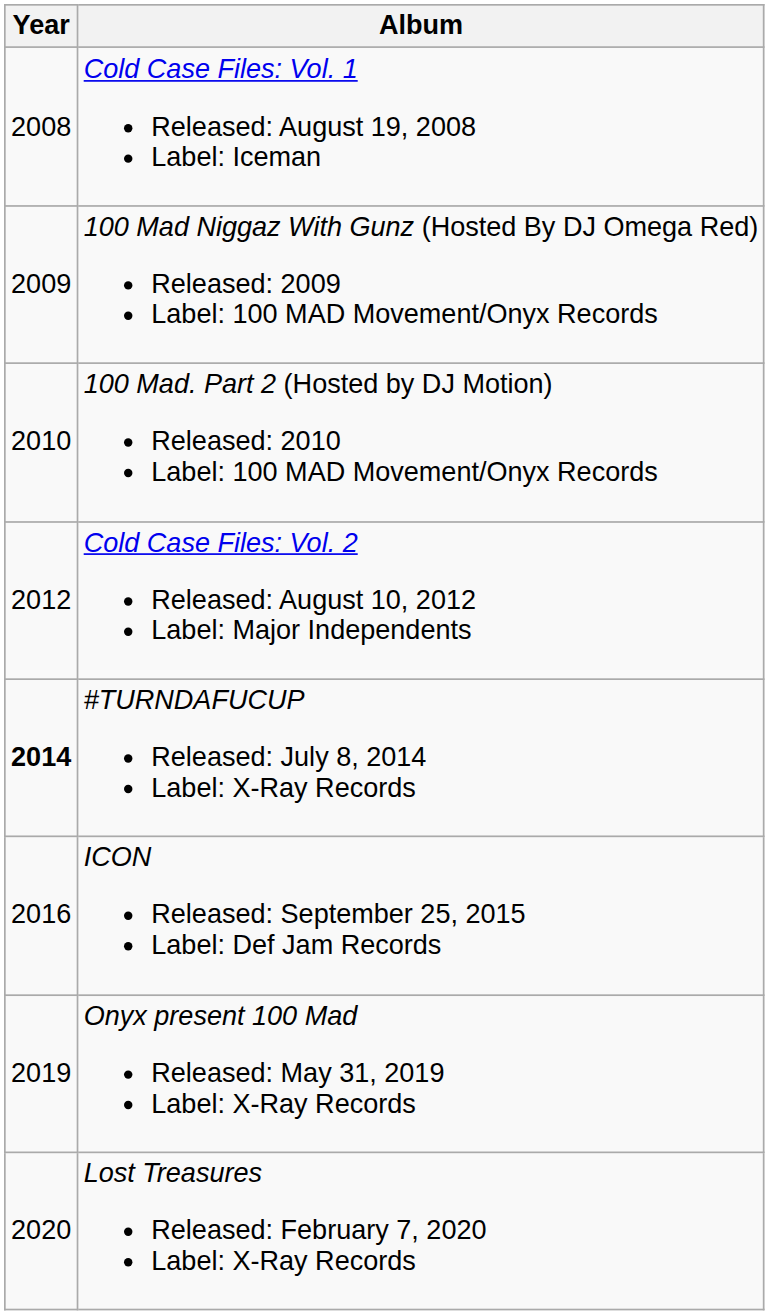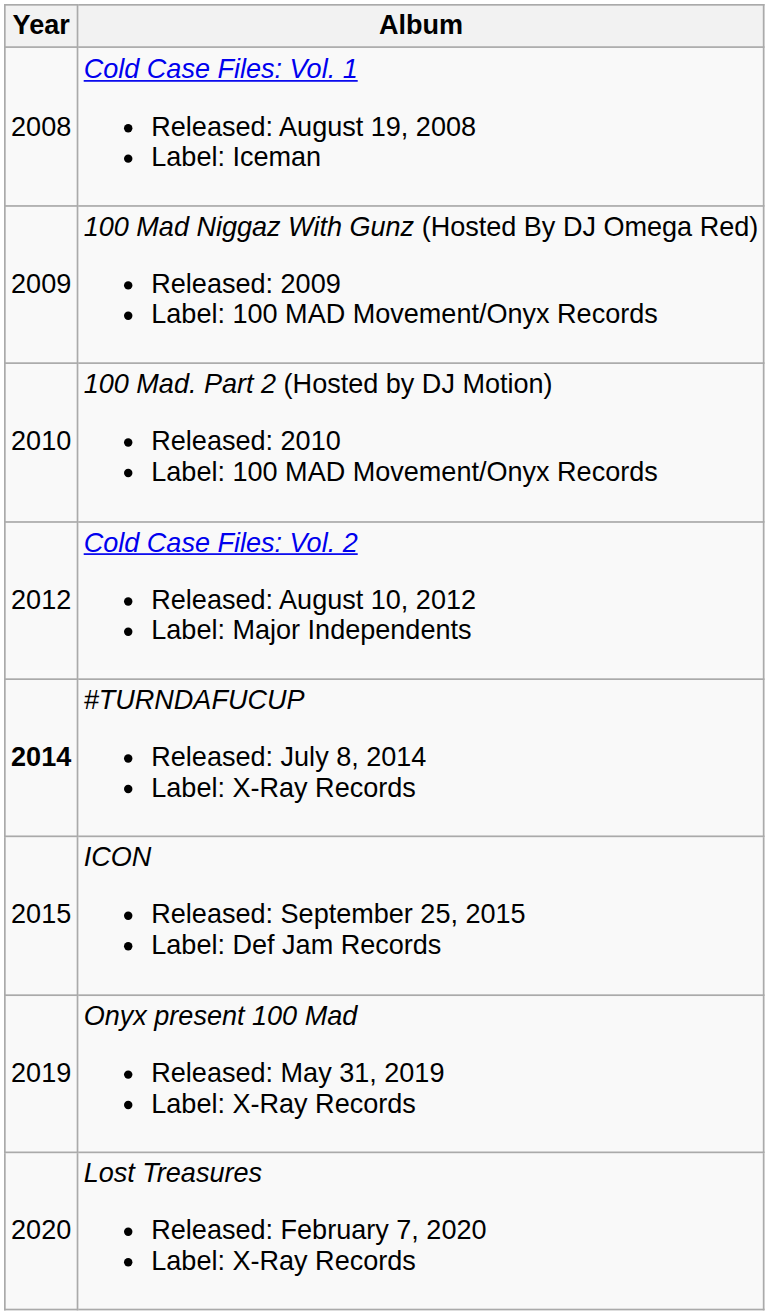(41, 915) 2016 -> (41, 915) 2015
